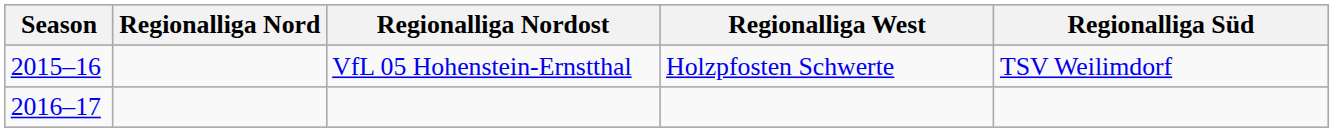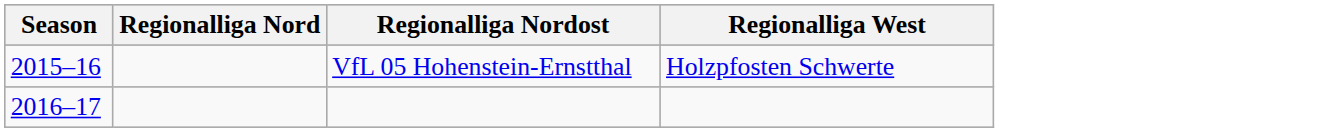- column: (1161, 24)
